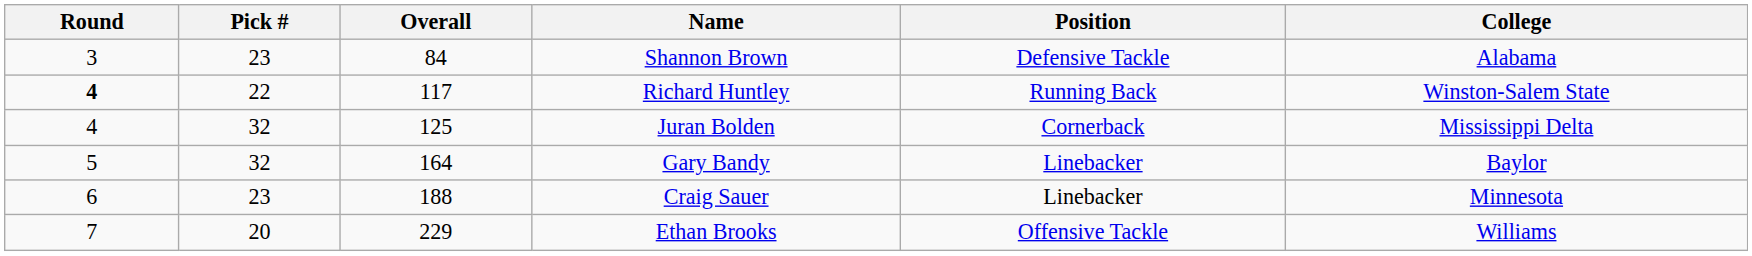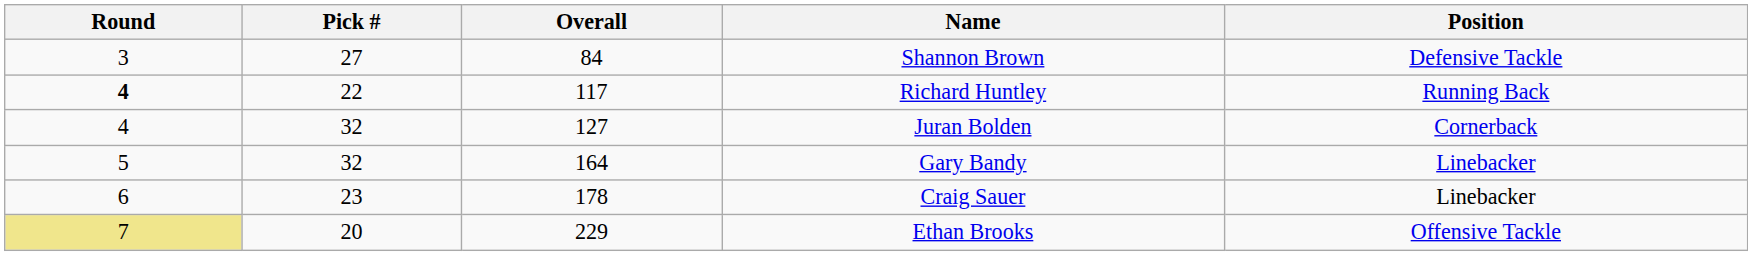- column: (1516, 22)
(260, 57) 23 -> (352, 57) 27
(436, 127) 125 -> (591, 127) 127
(436, 197) 188 -> (591, 197) 178
(92, 232) no background -> (123, 232) khaki background
